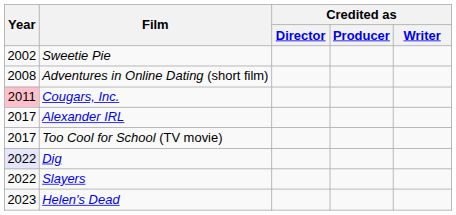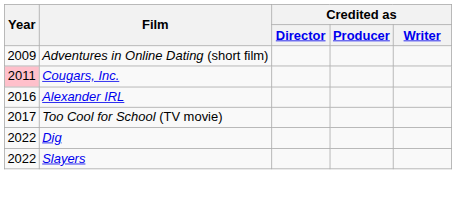- row: (76, 55)
(22, 76) 2008 -> (22, 55) 2009
(22, 117) 2017 -> (22, 96) 2016
(22, 158) lavender background -> (22, 138) no background
- row: (81, 199)
